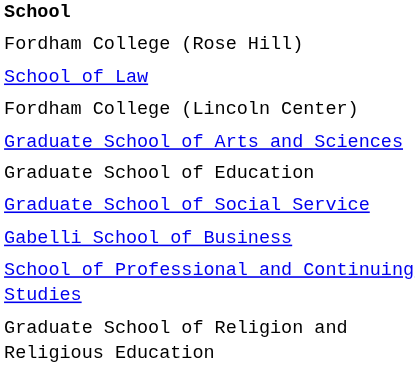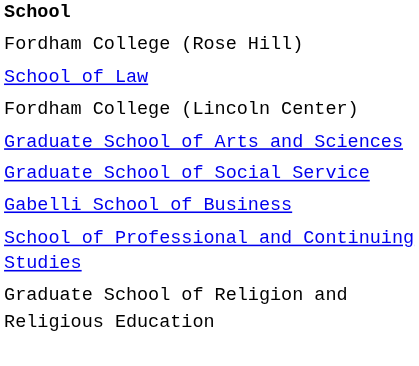- row: (159, 173)
